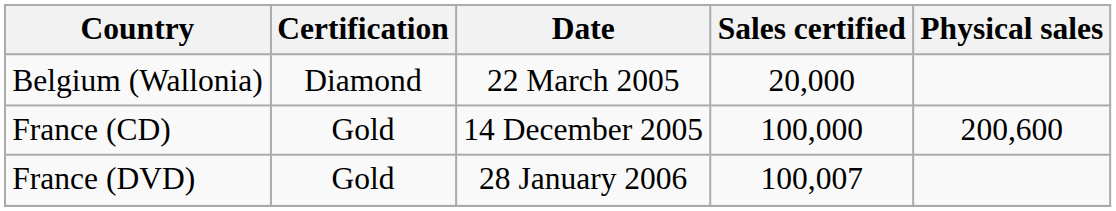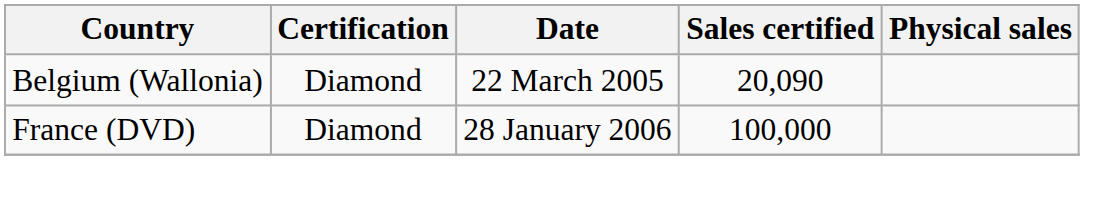(812, 79) 20,000 -> (780, 79) 20,090
- row: (91, 129)
(363, 179) Gold -> (363, 129) Diamond
(812, 179) 100,007 -> (780, 129) 100,000
